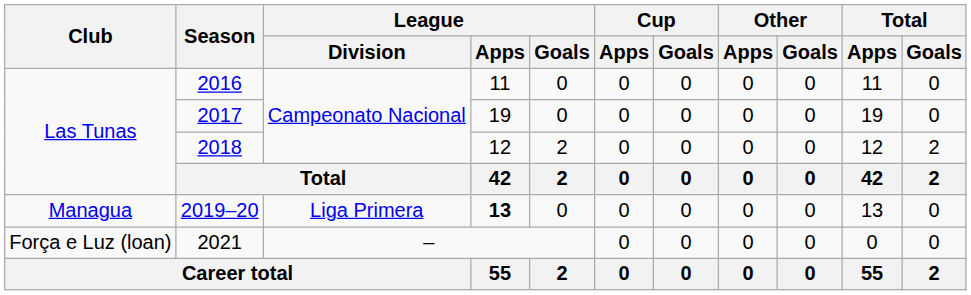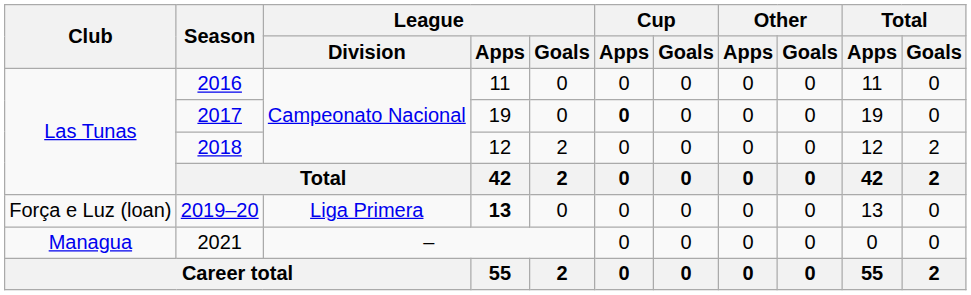(624, 115) normal -> (624, 115) bold
(90, 210) Managua -> (90, 210) Força e Luz (loan)
(90, 242) Força e Luz (loan) -> (90, 242) Managua
